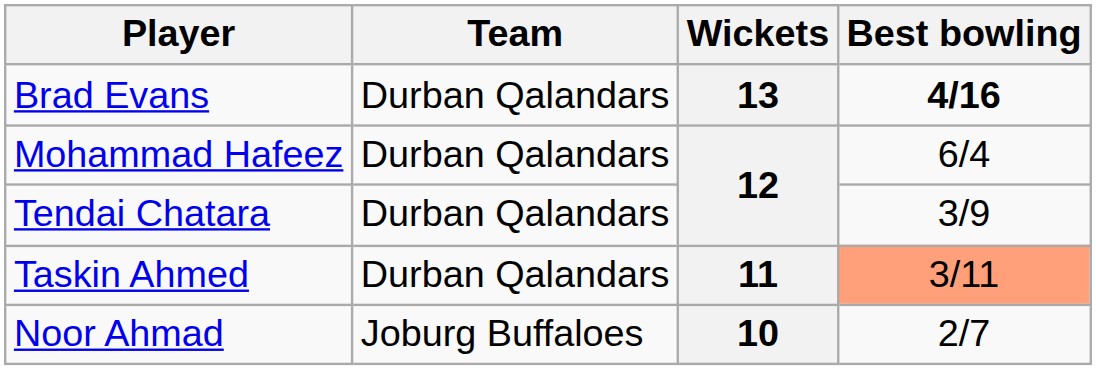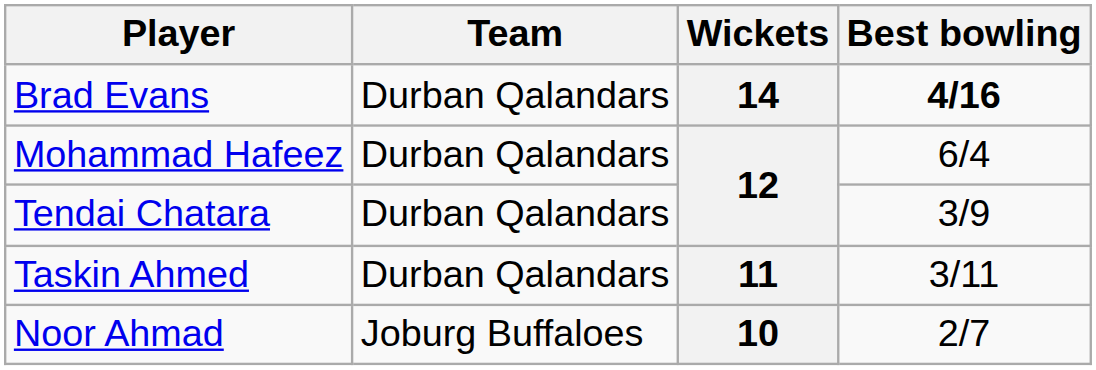(758, 94) 13 -> (758, 94) 14
(964, 273) lightsalmon background -> (964, 273) no background
